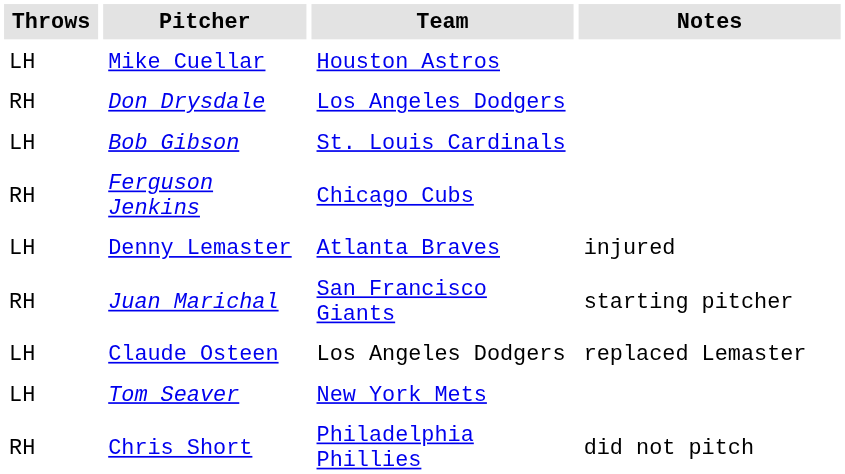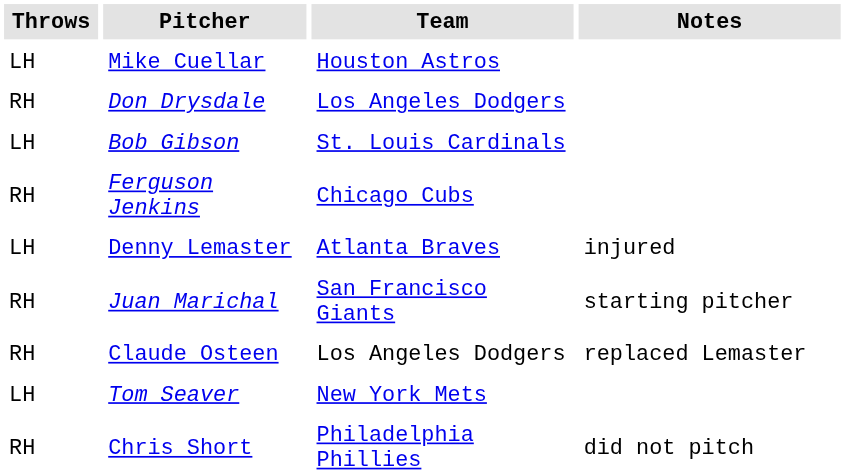(22, 354) LH -> (22, 354) RH
